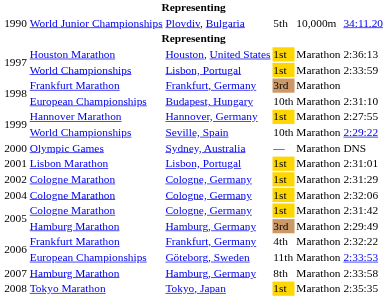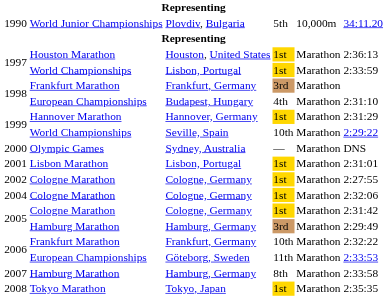(283, 101) 10th -> (281, 101) 4th
(361, 117) 2:27:55 -> (361, 117) 2:31:29
(361, 179) 2:31:29 -> (361, 179) 2:27:55
(281, 241) 4th -> (283, 241) 10th
